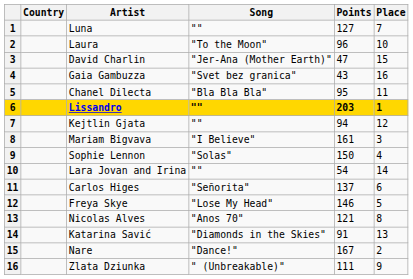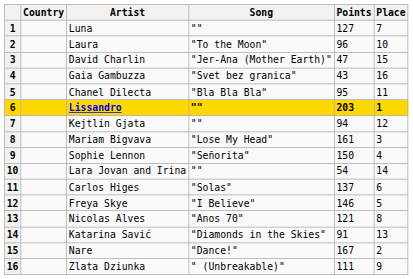(223, 139) "I Believe" -> (232, 139) "Lose My Head"
(211, 155) "Solas" -> (220, 155) "Señorita"
(220, 187) "Señorita" -> (211, 187) "Solas"
(232, 203) "Lose My Head" -> (223, 203) "I Believe"
